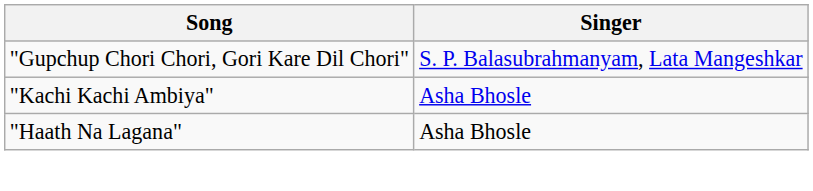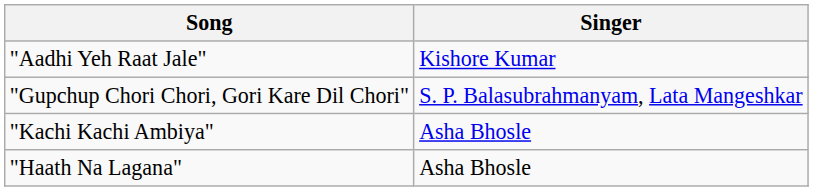+ row: (108, 59)
